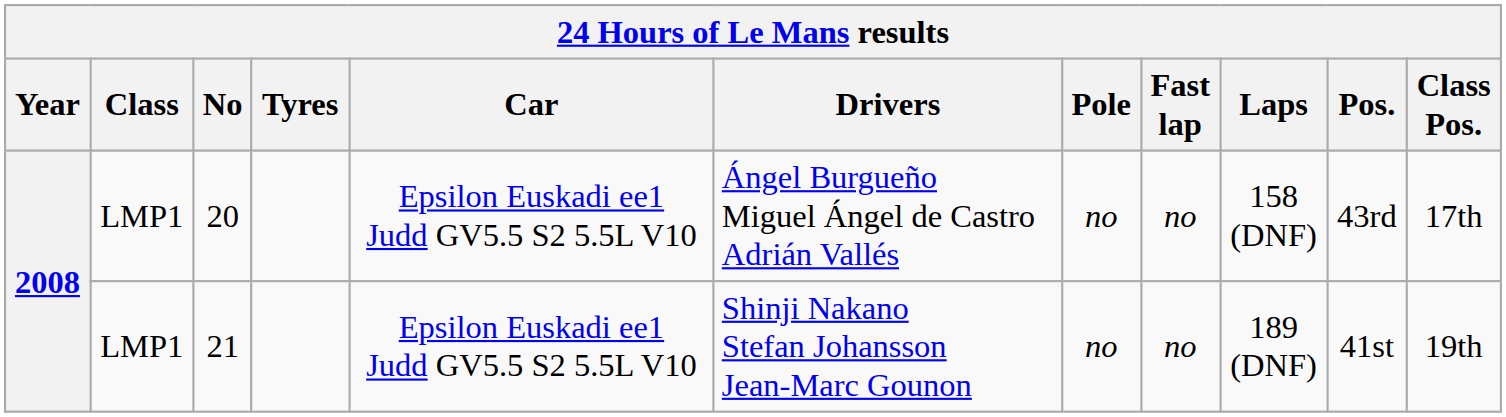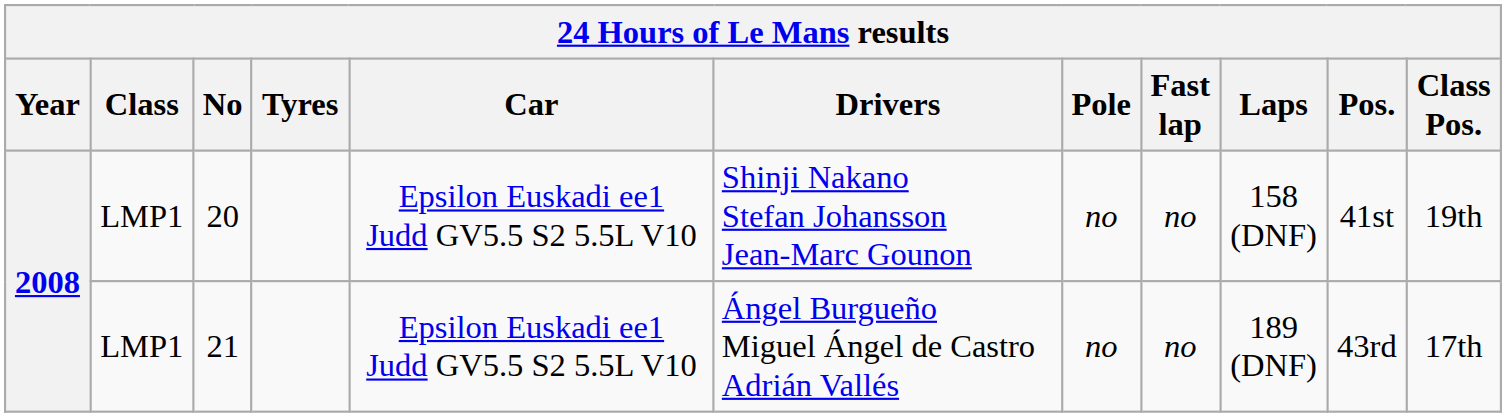(878, 215) Ángel Burgueño Miguel Ángel de Castro Adrián Vallés -> (847, 215) Shinji Nakano Stefan Johansson Jean-Marc Gounon
(1367, 215) 43rd -> (1367, 215) 41st
(1454, 215) 17th -> (1454, 215) 19th
(847, 346) Shinji Nakano Stefan Johansson Jean-Marc Gounon -> (878, 346) Ángel Burgueño Miguel Ángel de Castro Adrián Vallés
(1367, 346) 41st -> (1367, 346) 43rd
(1454, 346) 19th -> (1454, 346) 17th
